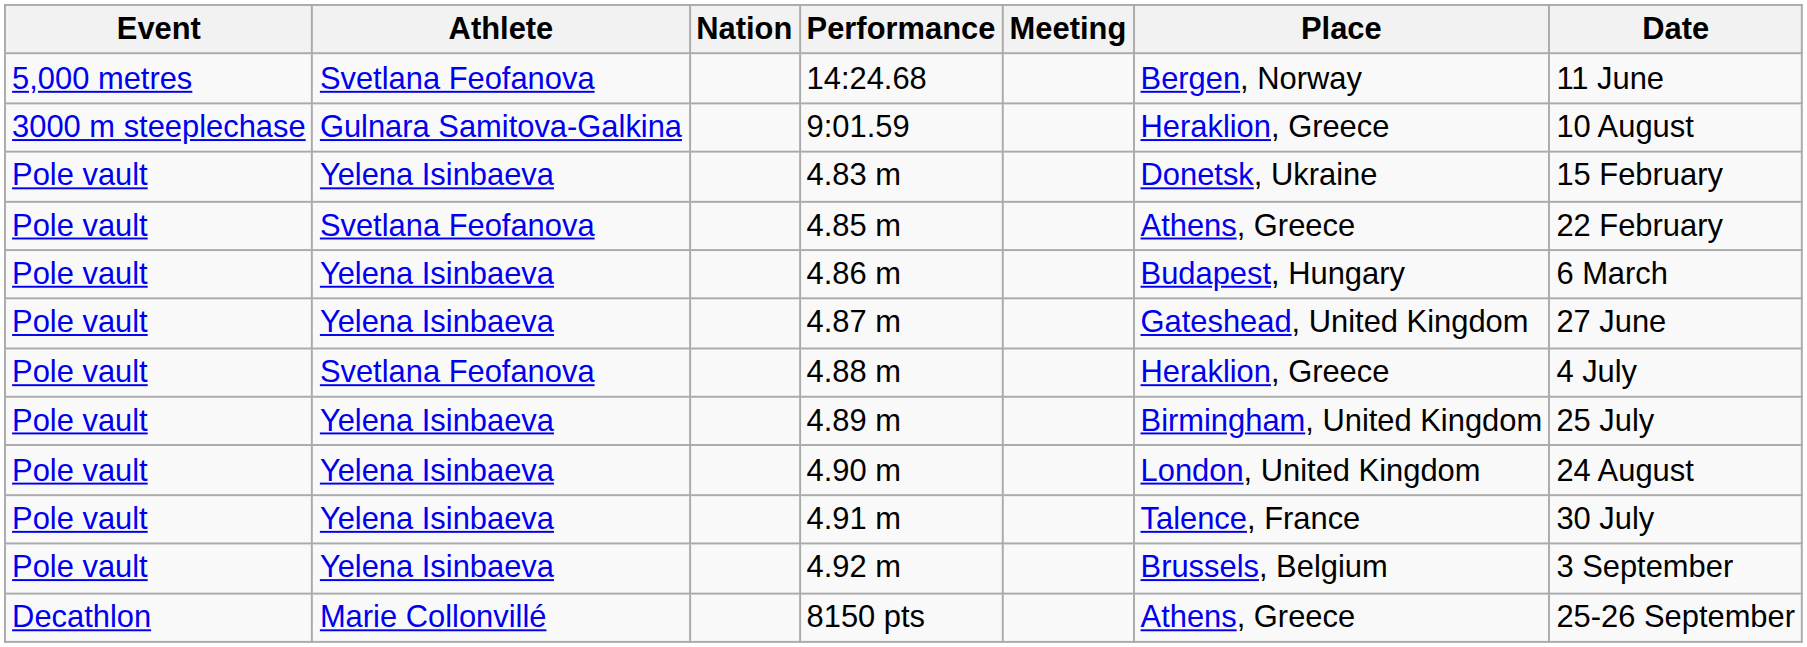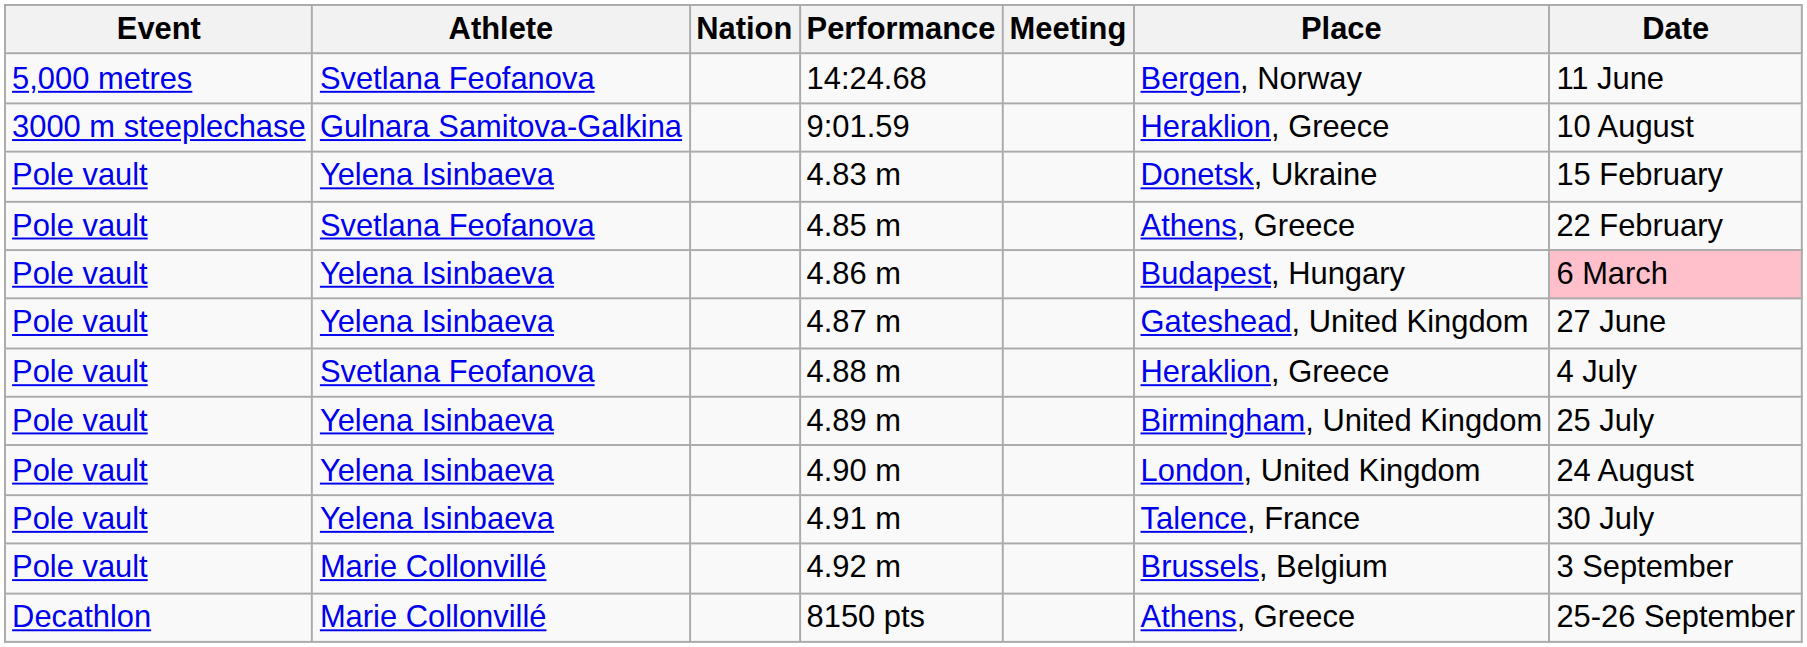(1612, 273) no background -> (1612, 273) pink background
(437, 567) Yelena Isinbaeva -> (433, 567) Marie Collonvillé
